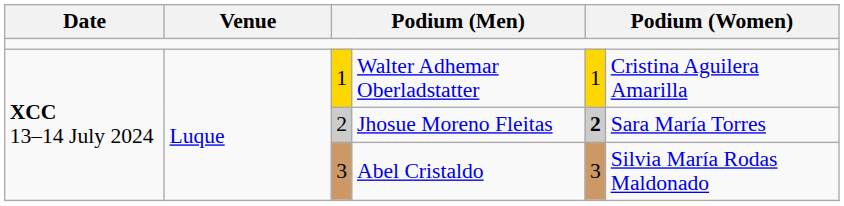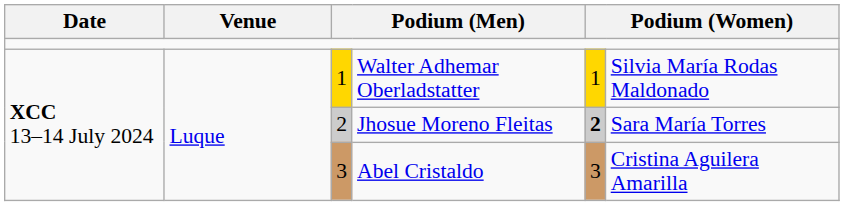(685, 77) Cristina Aguilera Amarilla -> (694, 77) Silvia María Rodas Maldonado
(694, 170) Silvia María Rodas Maldonado -> (685, 170) Cristina Aguilera Amarilla
